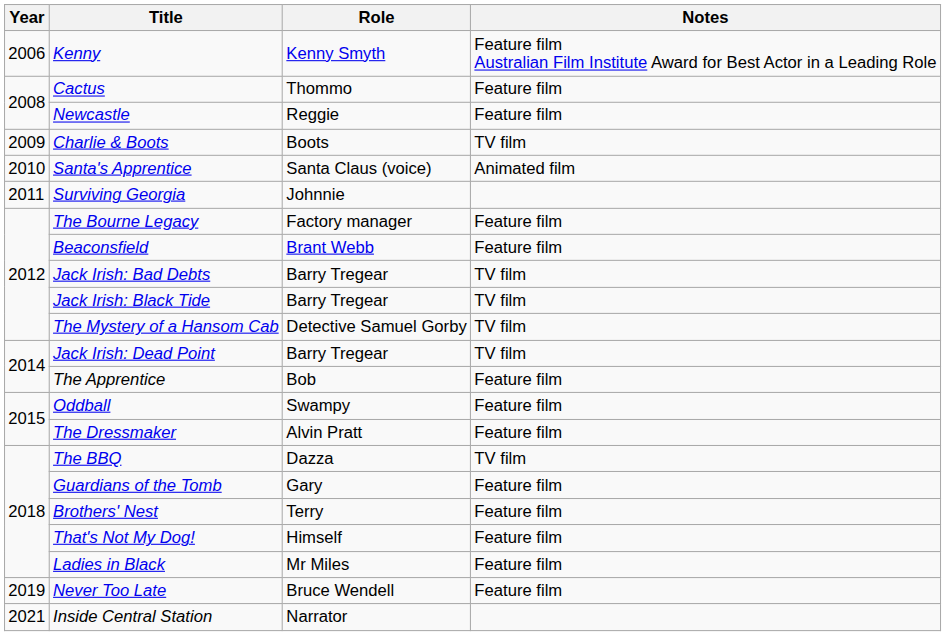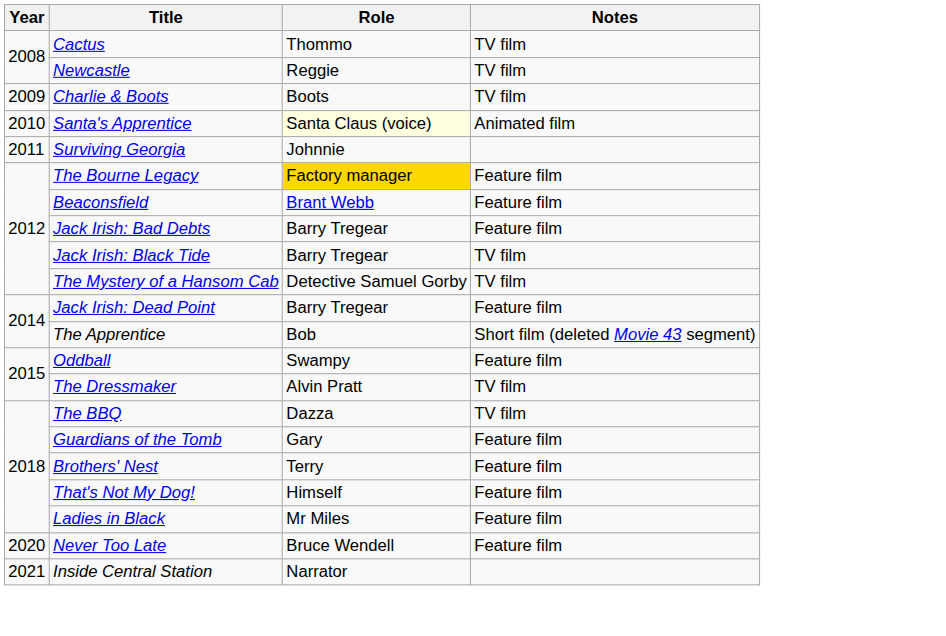- row: (77, 53)
(518, 89) Feature film -> (500, 44) TV film
(518, 115) Feature film -> (500, 70) TV film
(359, 168) no background -> (359, 123) lightyellow background
(349, 221) no background -> (349, 176) gold background
(500, 273) TV film -> (518, 228) Feature film
(500, 353) TV film -> (518, 307) Feature film
(518, 379) Feature film -> (615, 334) Short film (deleted Movie 43 segment)
(518, 432) Feature film -> (500, 387) TV film
(27, 590) 2019 -> (27, 545) 2020
